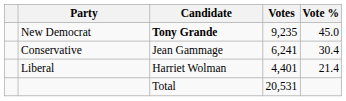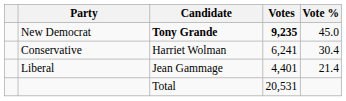(284, 31) normal -> (284, 31) bold
(188, 50) Jean Gammage -> (189, 50) Harriet Wolman
(189, 68) Harriet Wolman -> (188, 68) Jean Gammage
